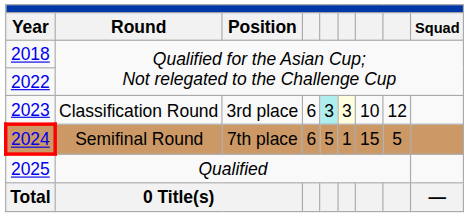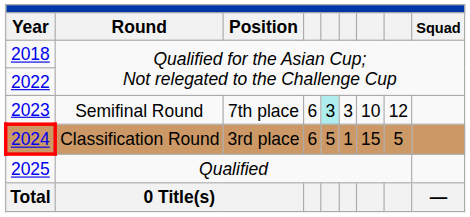(139, 110) Classification Round -> (139, 110) Semifinal Round
(262, 110) 3rd place -> (263, 110) 7th place
(347, 110) lightyellow background -> (348, 110) no background
(139, 140) Semifinal Round -> (140, 140) Classification Round
(262, 140) 7th place -> (263, 140) 3rd place
